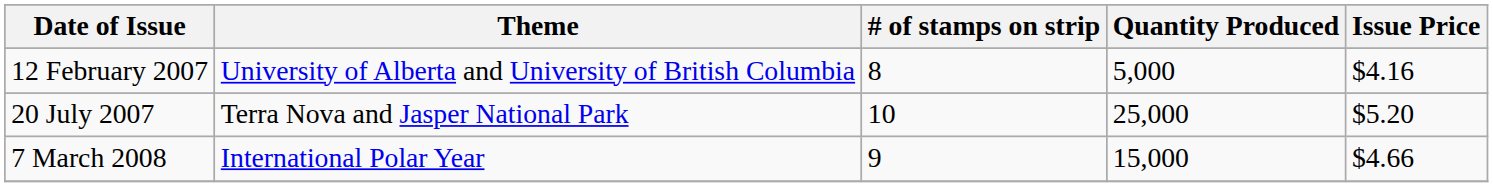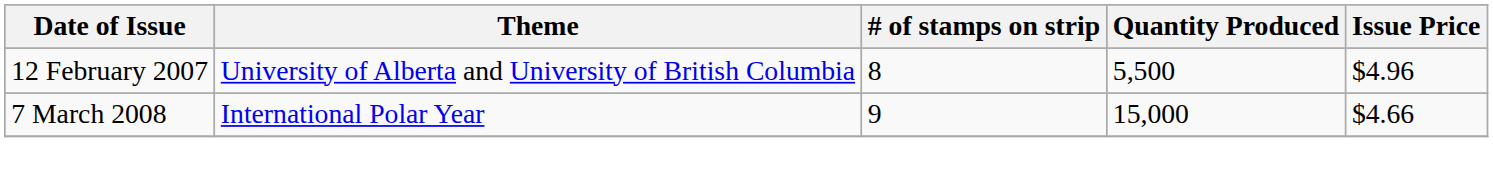(1144, 70) 5,000 -> (1144, 70) 5,500
(1383, 70) $4.16 -> (1383, 70) $4.96
- row: (83, 114)
